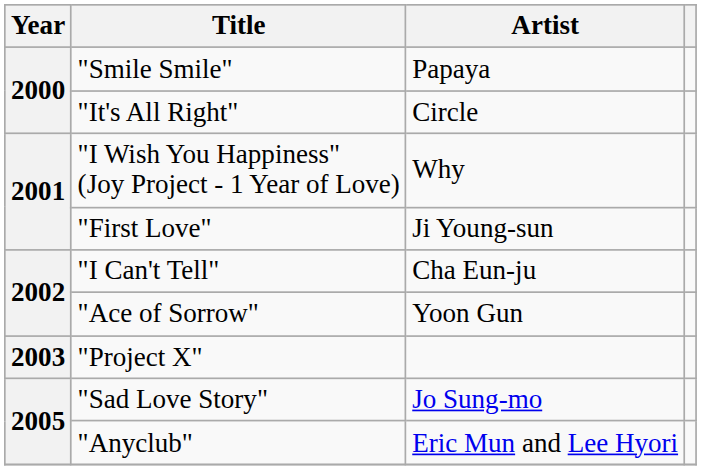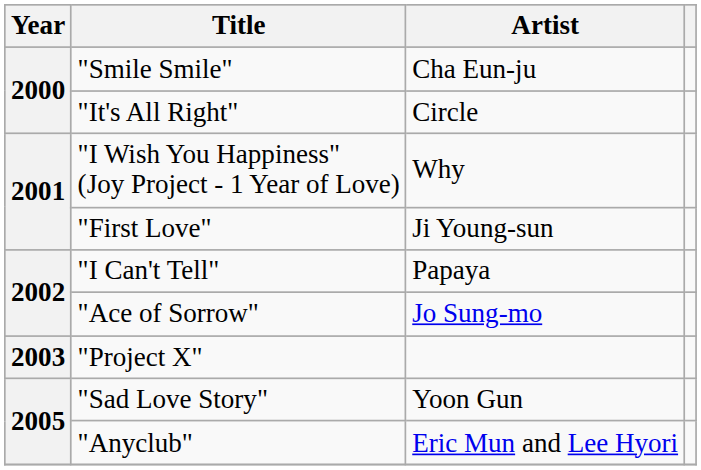(451, 68) Papaya -> (474, 68) Cha Eun-ju
(474, 270) Cha Eun-ju -> (451, 270) Papaya
(468, 313) Yoon Gun -> (477, 313) Jo Sung-mo
(477, 399) Jo Sung-mo -> (468, 399) Yoon Gun
